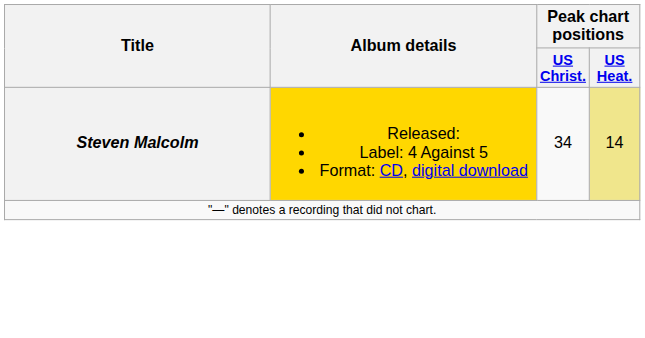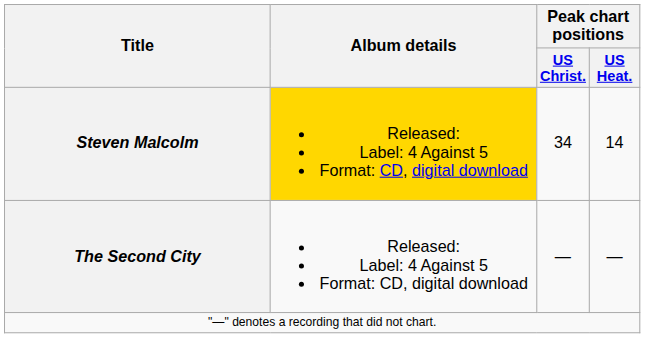(615, 143) khaki background -> (615, 143) no background
+ row: (138, 256)
